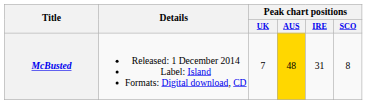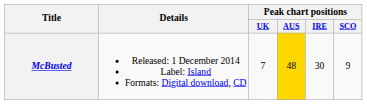(320, 66) 31 -> (320, 66) 30
(348, 66) 8 -> (348, 66) 9
